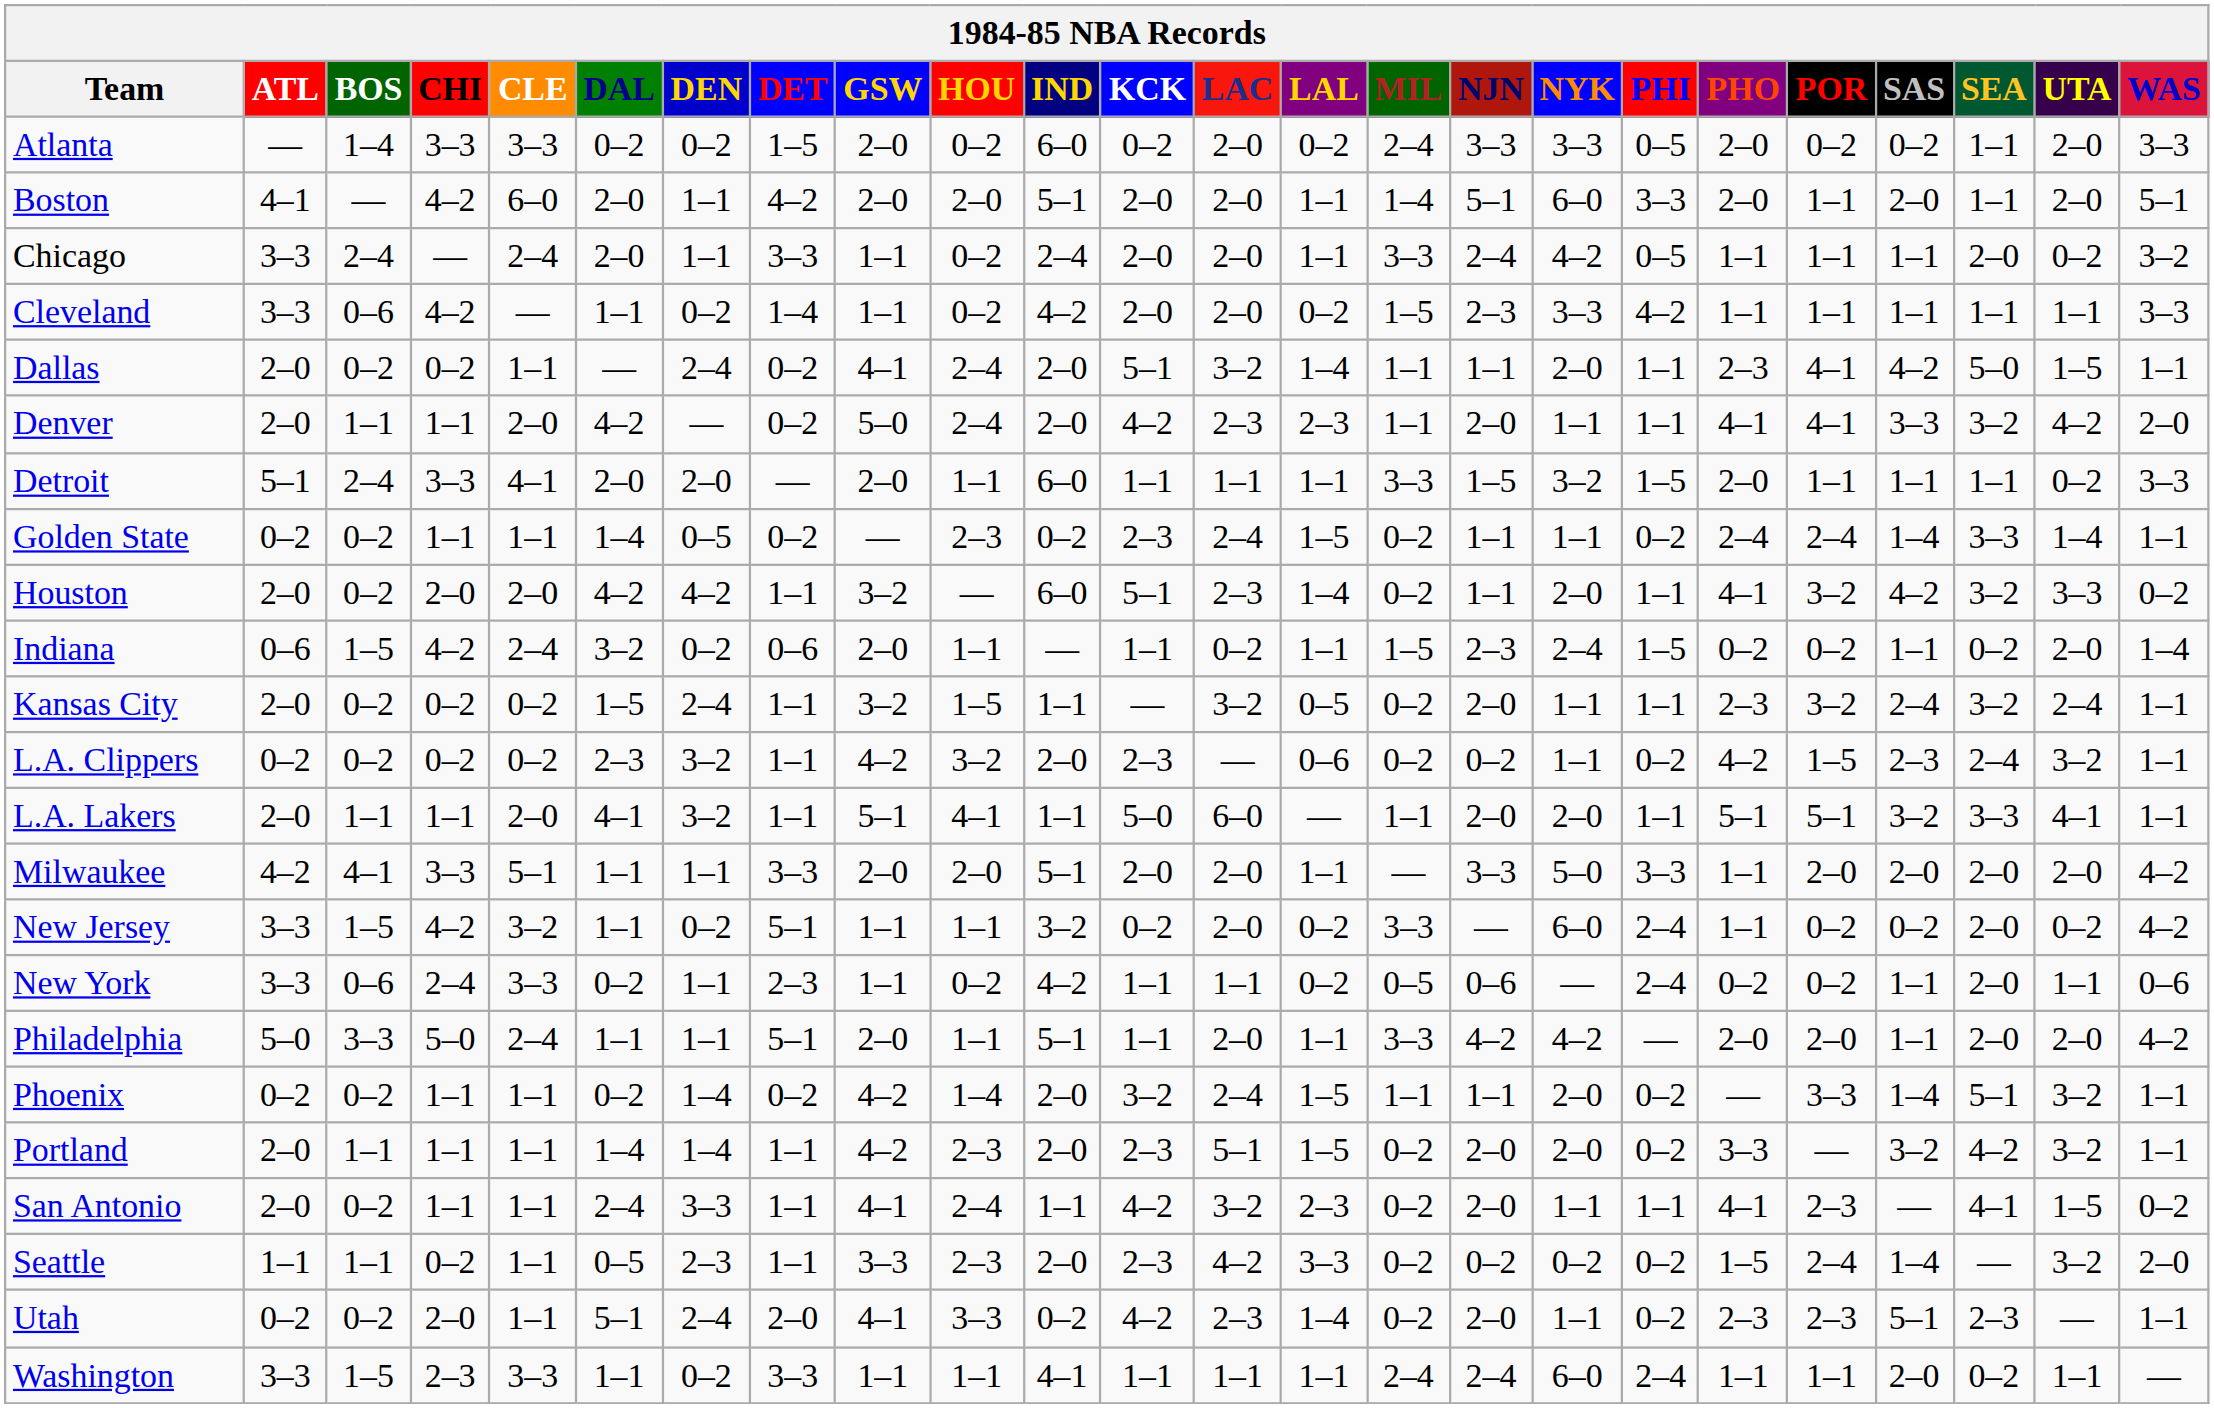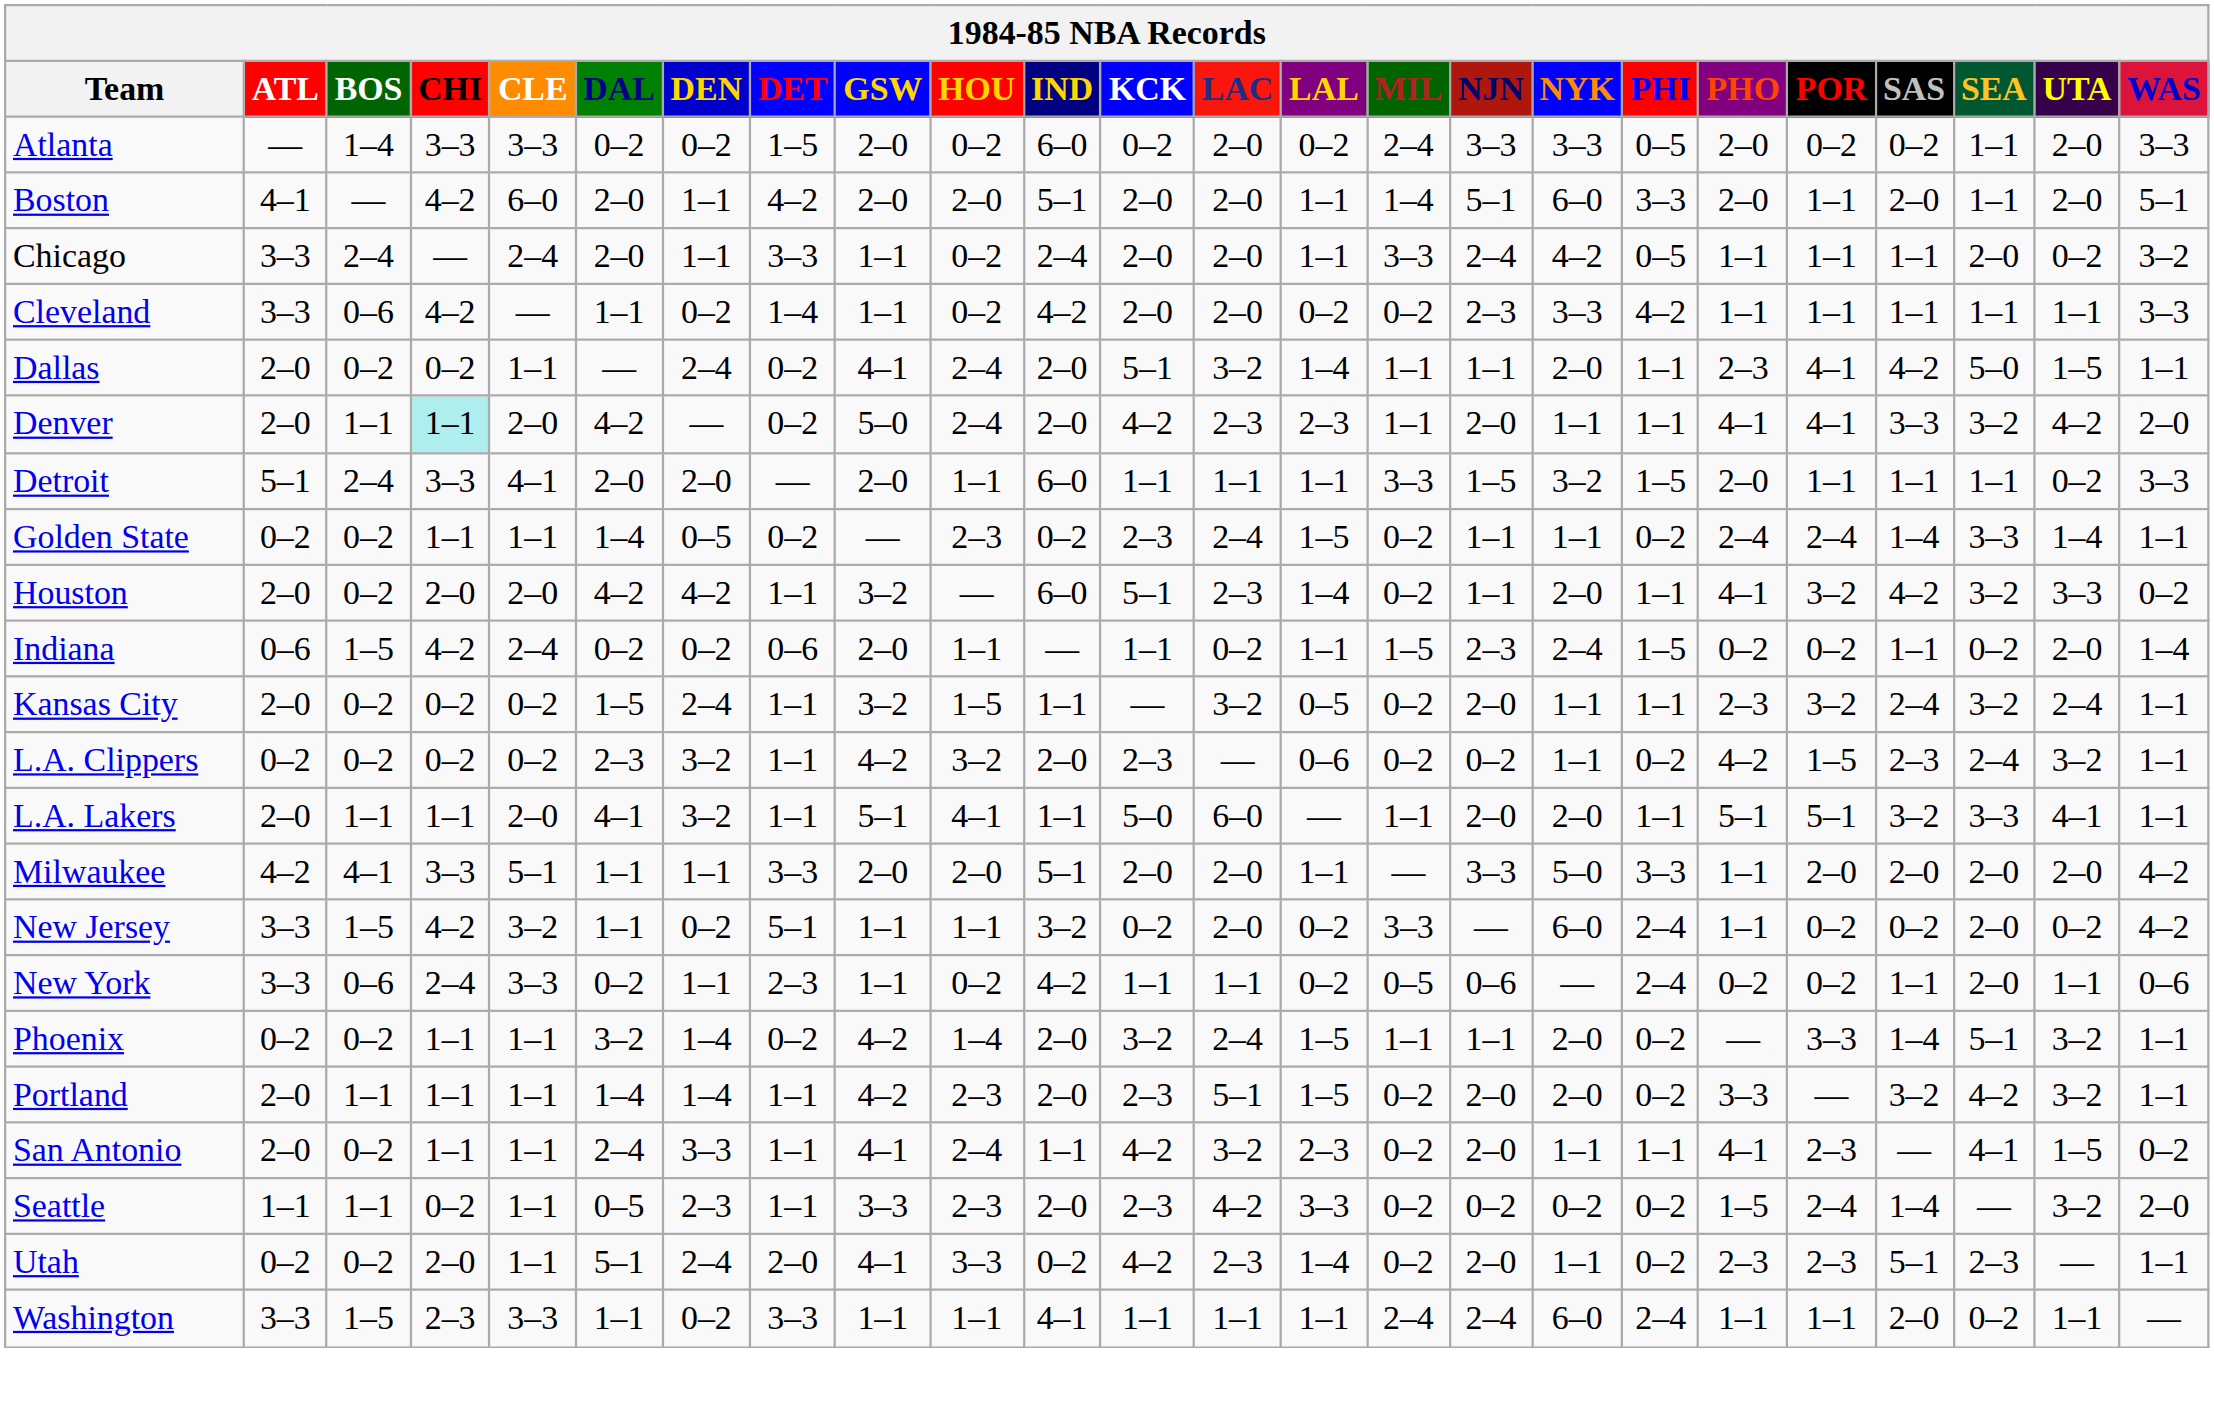(1408, 312) 1–5 -> (1408, 312) 0–2
(450, 423) no background -> (450, 423) paleturquoise background
(619, 647) 3–2 -> (619, 647) 0–2
- row: (98, 1038)
(619, 1094) 0–2 -> (619, 1038) 3–2
